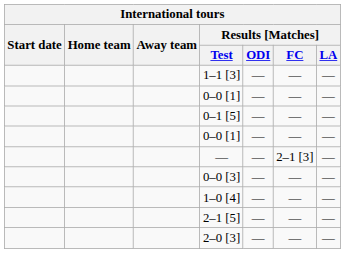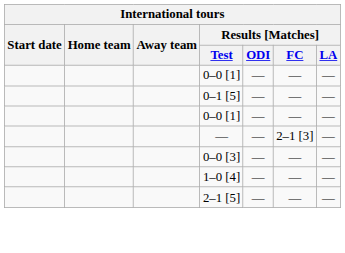- row: (35, 75)
- row: (35, 238)
